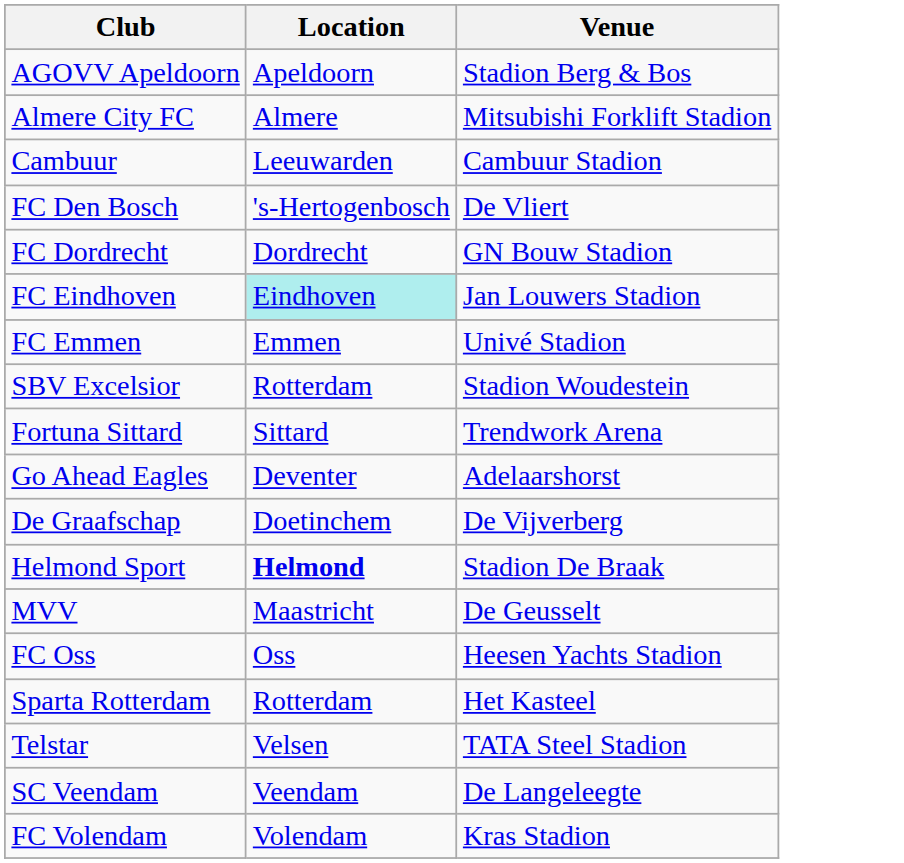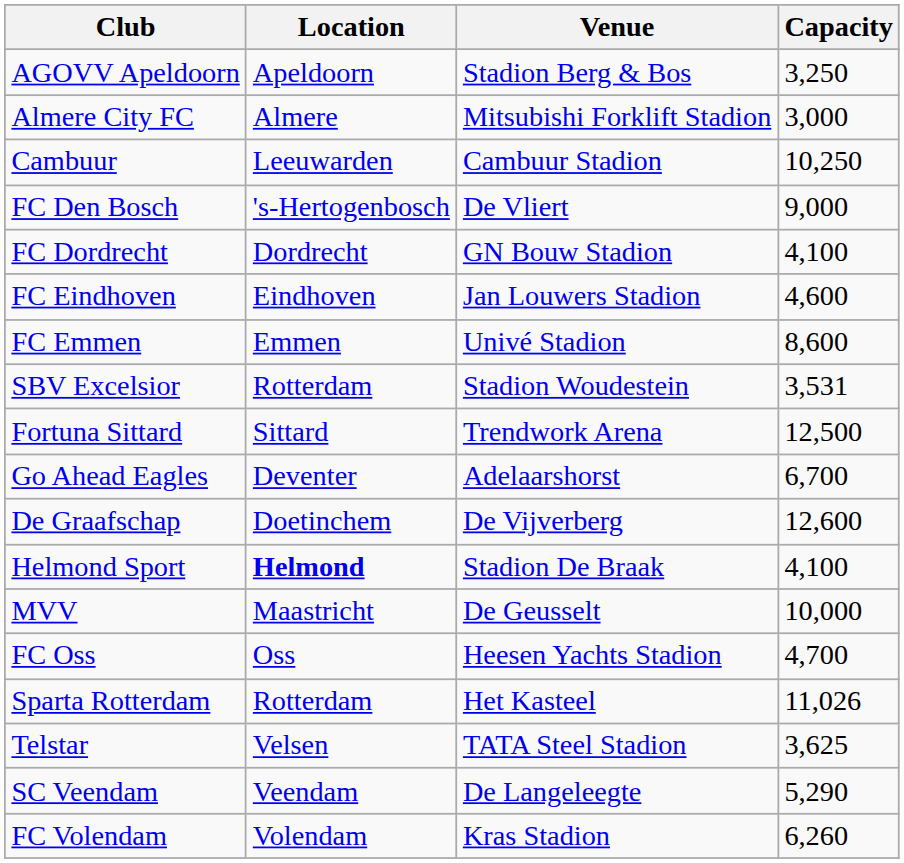+ column: (839, 26)
(314, 296) paleturquoise background -> (314, 296) no background
